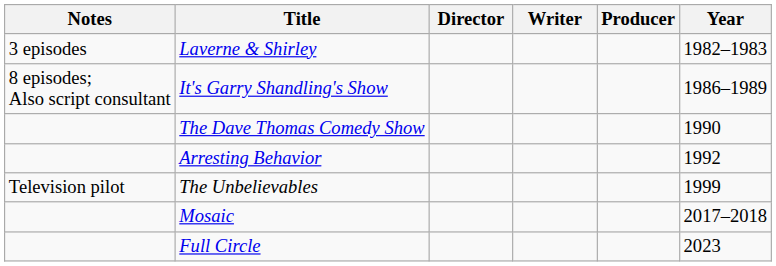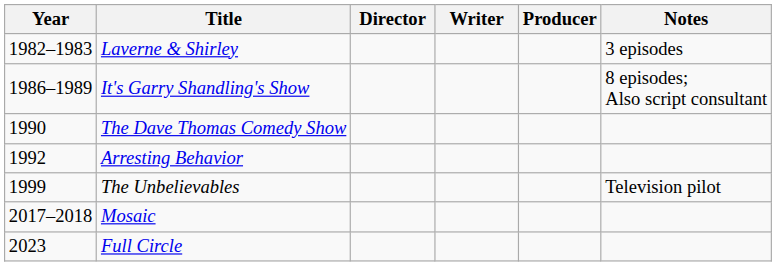columns swapped: (725, 19) <-> (90, 19)
